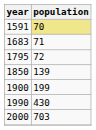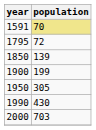- row: (18, 42)
+ row: (18, 87)
